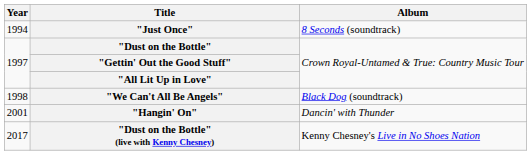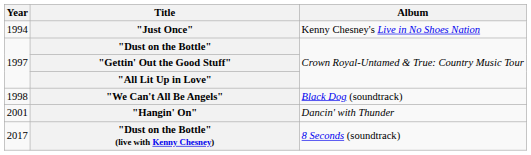(351, 29) 8 Seconds (soundtrack) -> (391, 29) Kenny Chesney's Live in No Shoes Nation
(391, 136) Kenny Chesney's Live in No Shoes Nation -> (351, 136) 8 Seconds (soundtrack)
